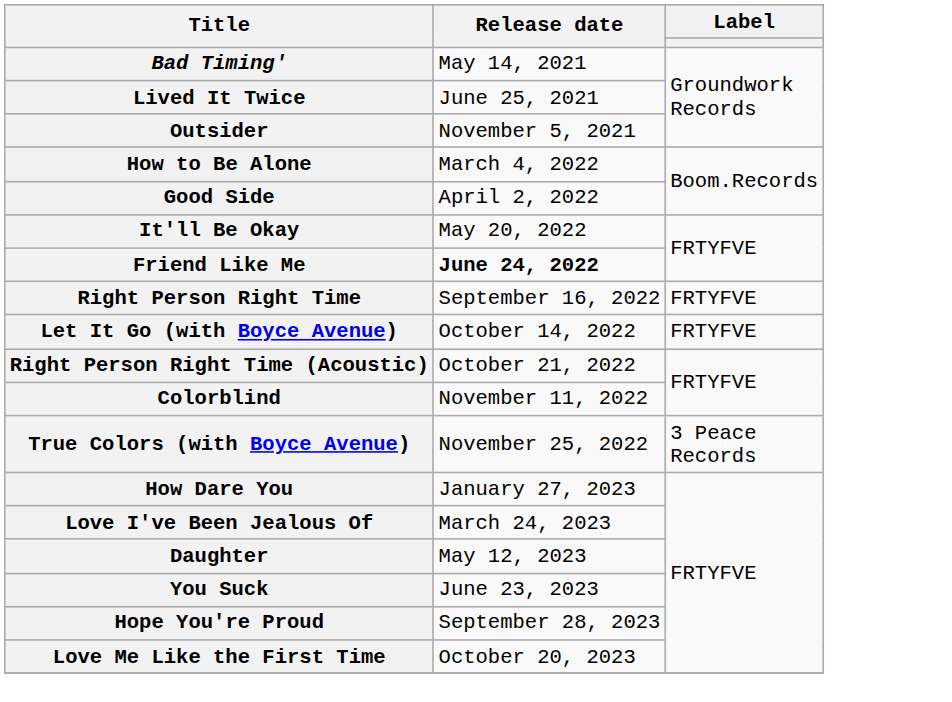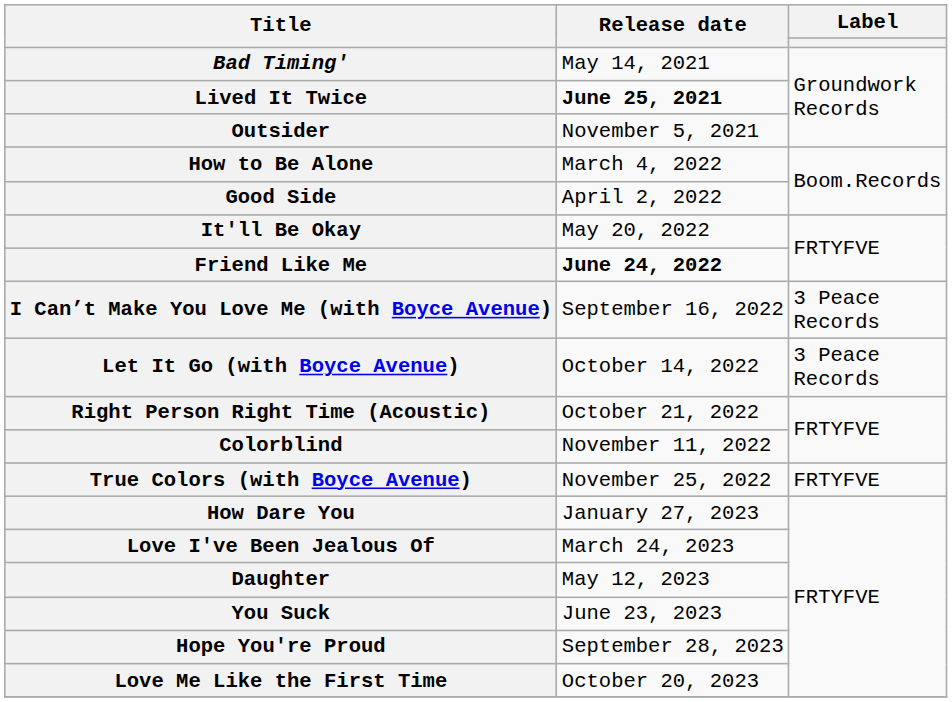(519, 97) normal -> (642, 97) bold
+ row: (281, 310)
- row: (219, 298)
(713, 332) FRTYFVE -> (837, 367) 3 Peace Records
(713, 444) 3 Peace Records -> (837, 480) FRTYFVE
